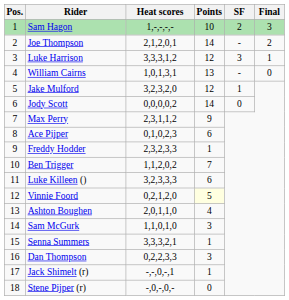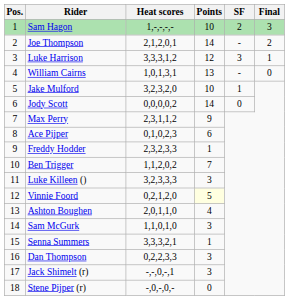(209, 88) 12 -> (209, 88) 10
(209, 180) 6 -> (209, 180) 3
(209, 272) 1 -> (209, 272) 3
